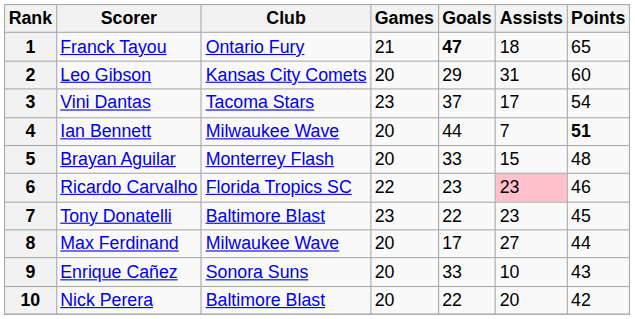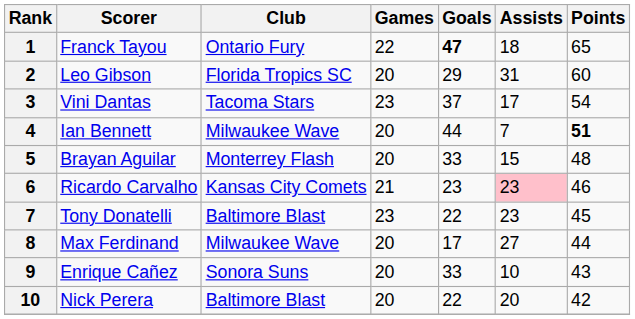(385, 46) 21 -> (385, 46) 22
(286, 74) Kansas City Comets -> (279, 74) Florida Tropics SC
(279, 187) Florida Tropics SC -> (286, 187) Kansas City Comets
(385, 187) 22 -> (385, 187) 21
